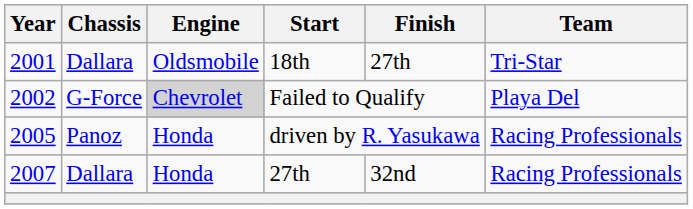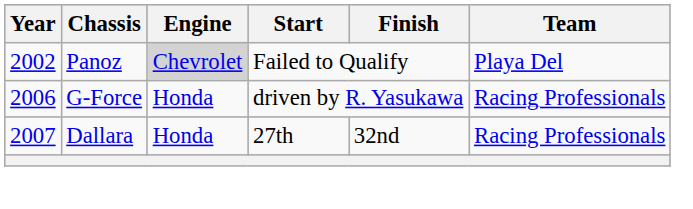- row: (290, 61)
(104, 98) G-Force -> (94, 61) Panoz
(33, 136) 2005 -> (33, 98) 2006
(94, 136) Panoz -> (104, 98) G-Force
